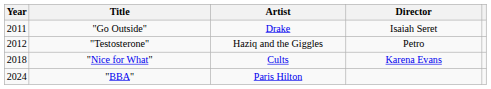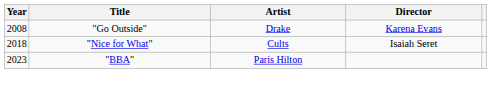(17, 28) 2011 -> (17, 28) 2008
(414, 28) Isaiah Seret -> (414, 28) Karena Evans
- row: (120, 44)
(414, 60) Karena Evans -> (414, 44) Isaiah Seret
(17, 76) 2024 -> (17, 60) 2023
